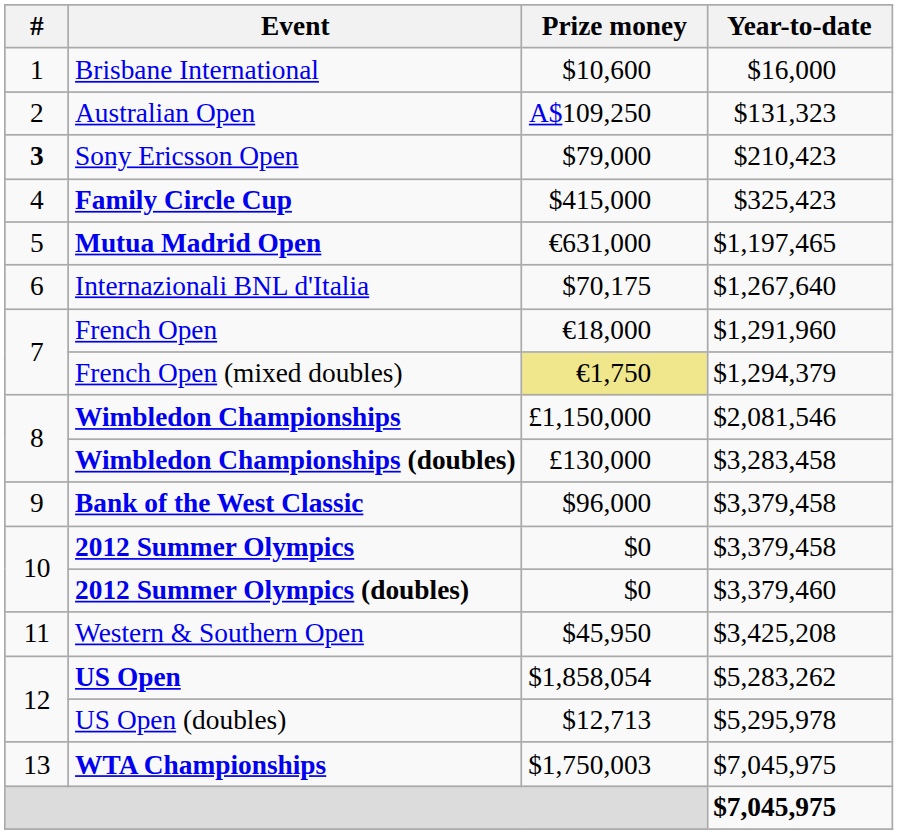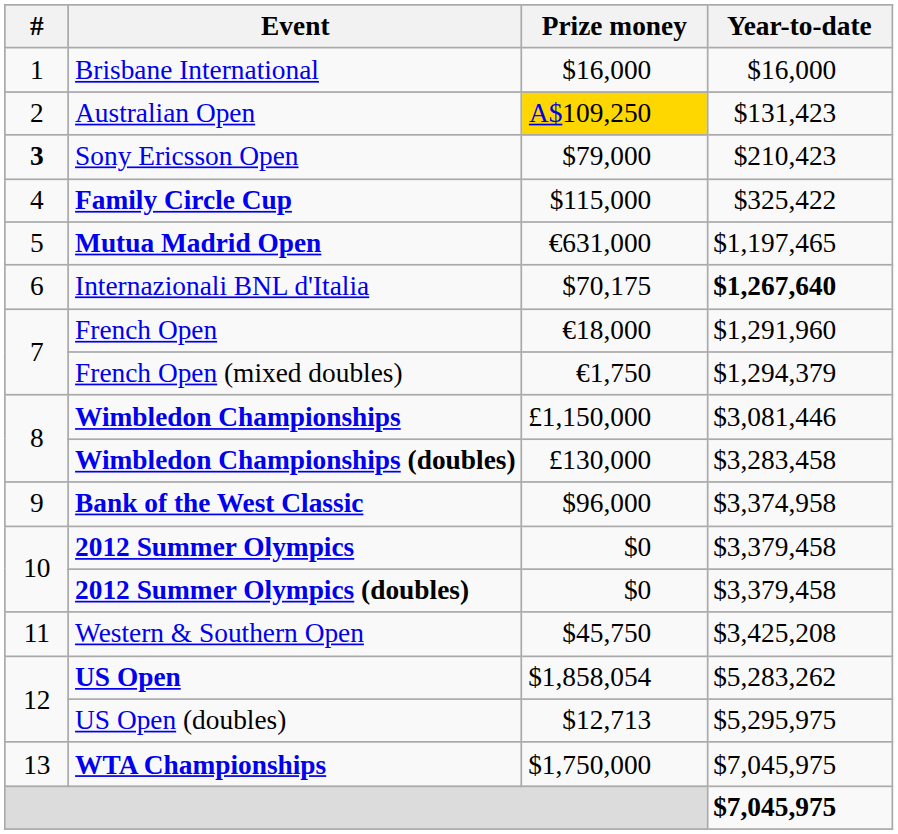(607, 69) $10,600 -> (607, 69) $16,000
(590, 112) no background -> (590, 112) gold background
(785, 112) $131,323 -> (785, 112) $131,423
(600, 199) $415,000 -> (600, 199) $115,000
(785, 199) $325,423 -> (785, 199) $325,422
(775, 286) normal -> (775, 286) bold
(614, 373) khaki background -> (614, 373) no background
(775, 416) $2,081,546 -> (775, 416) $3,081,446
(775, 503) $3,379,458 -> (775, 503) $3,374,958
(775, 590) $3,379,460 -> (775, 590) $3,379,458
(607, 633) $45,950 -> (607, 633) $45,750
(775, 720) $5,295,978 -> (775, 720) $5,295,975
(590, 763) $1,750,003 -> (590, 763) $1,750,000
